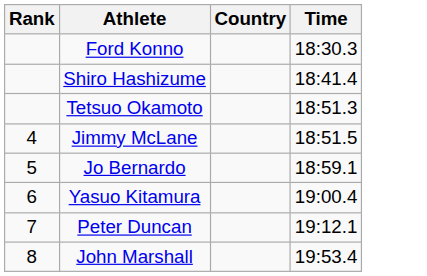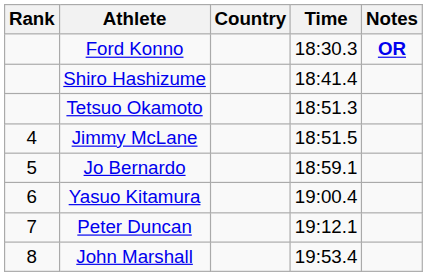+ column: (392, 19)
